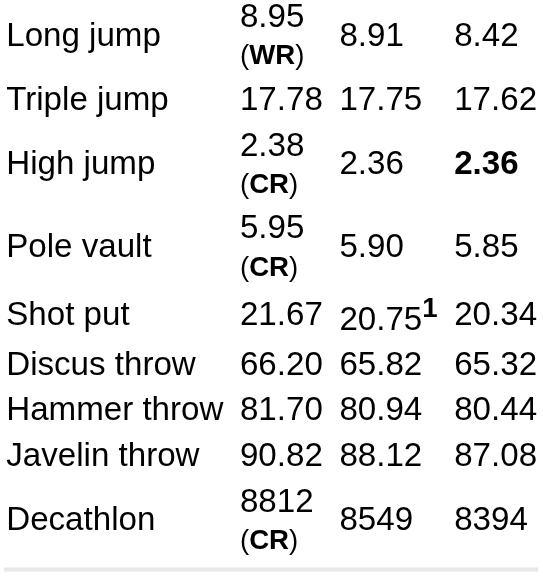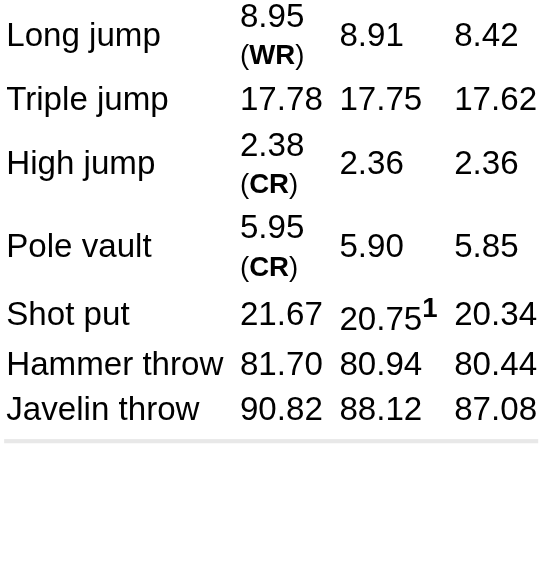(486, 163) bold -> (486, 163) normal
- row: (101, 364)
- row: (81, 519)
